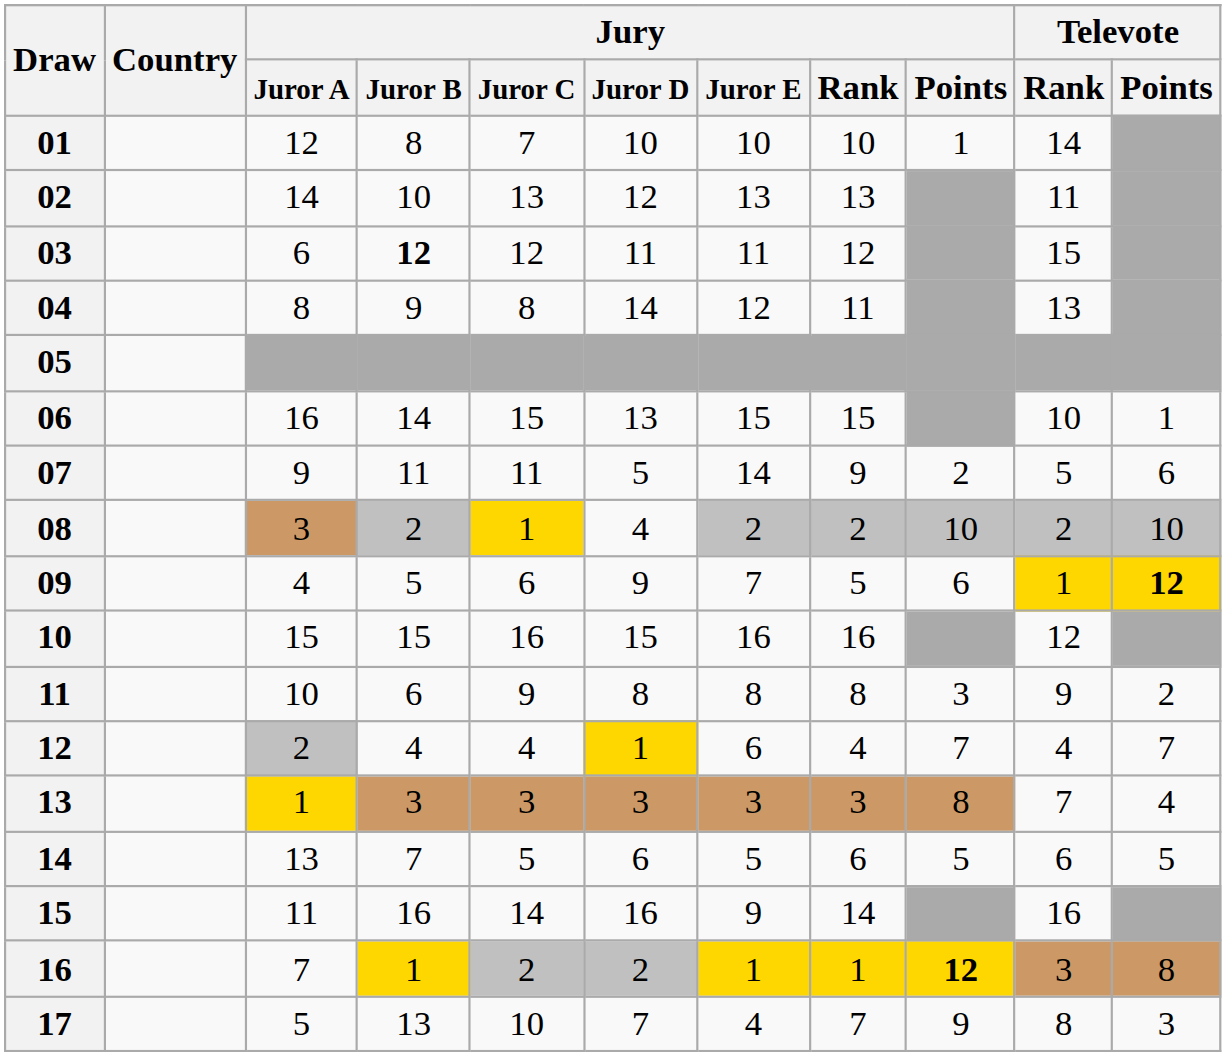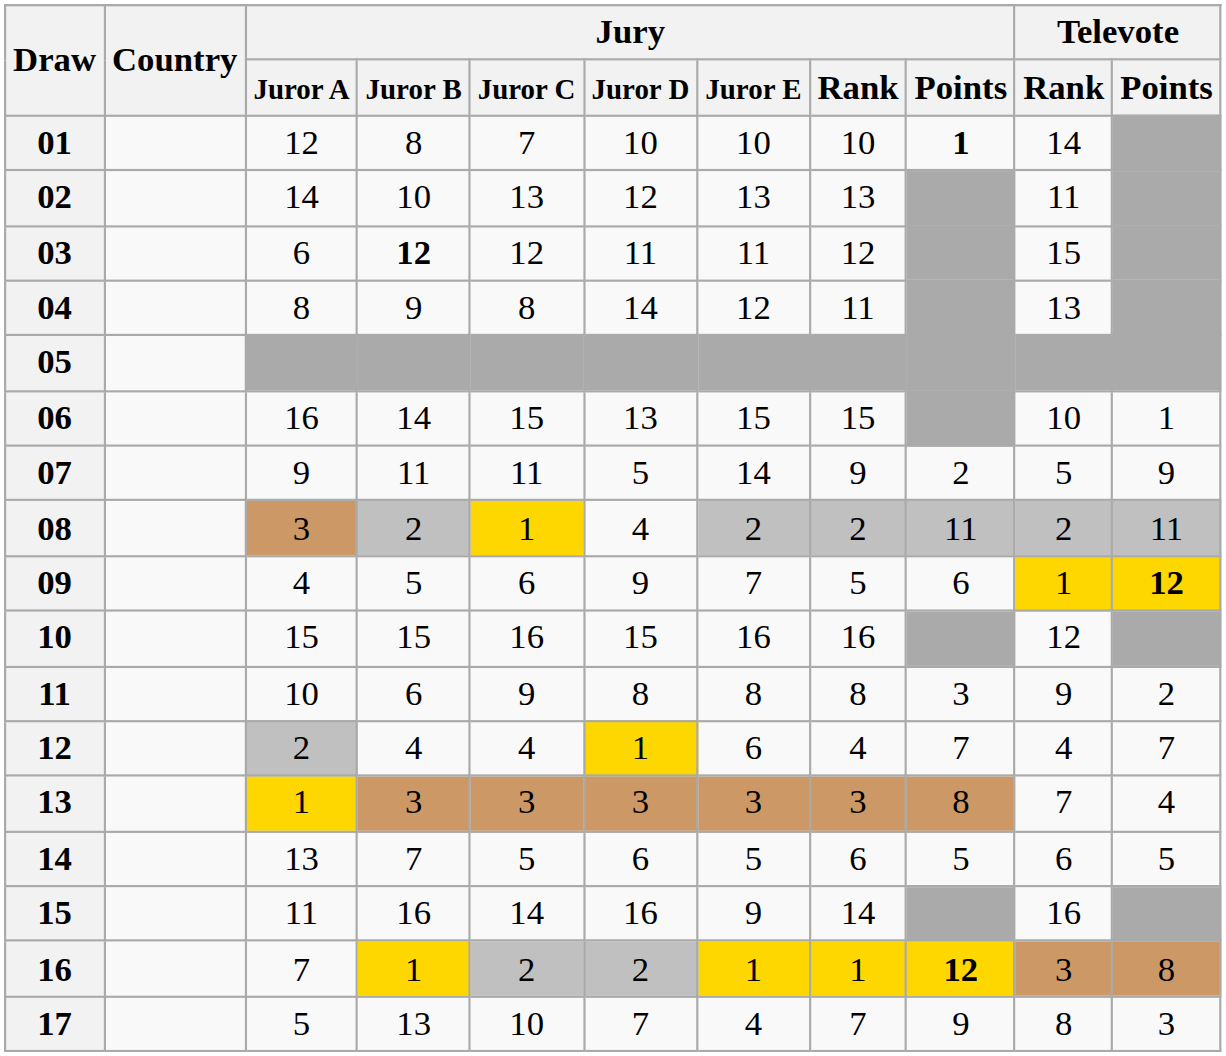(961, 142) normal -> (961, 142) bold
(1167, 472) 6 -> (1167, 472) 9
(961, 527) 10 -> (961, 527) 11
(1167, 527) 10 -> (1167, 527) 11
